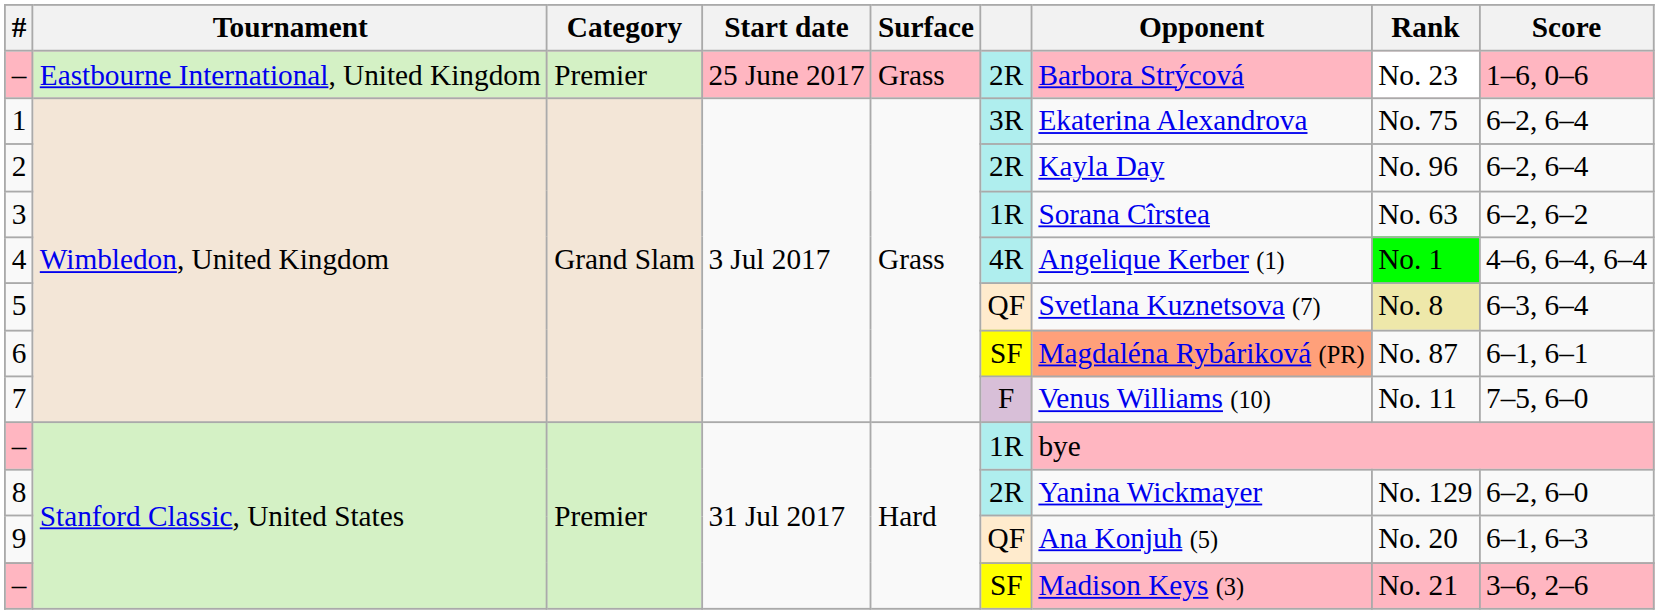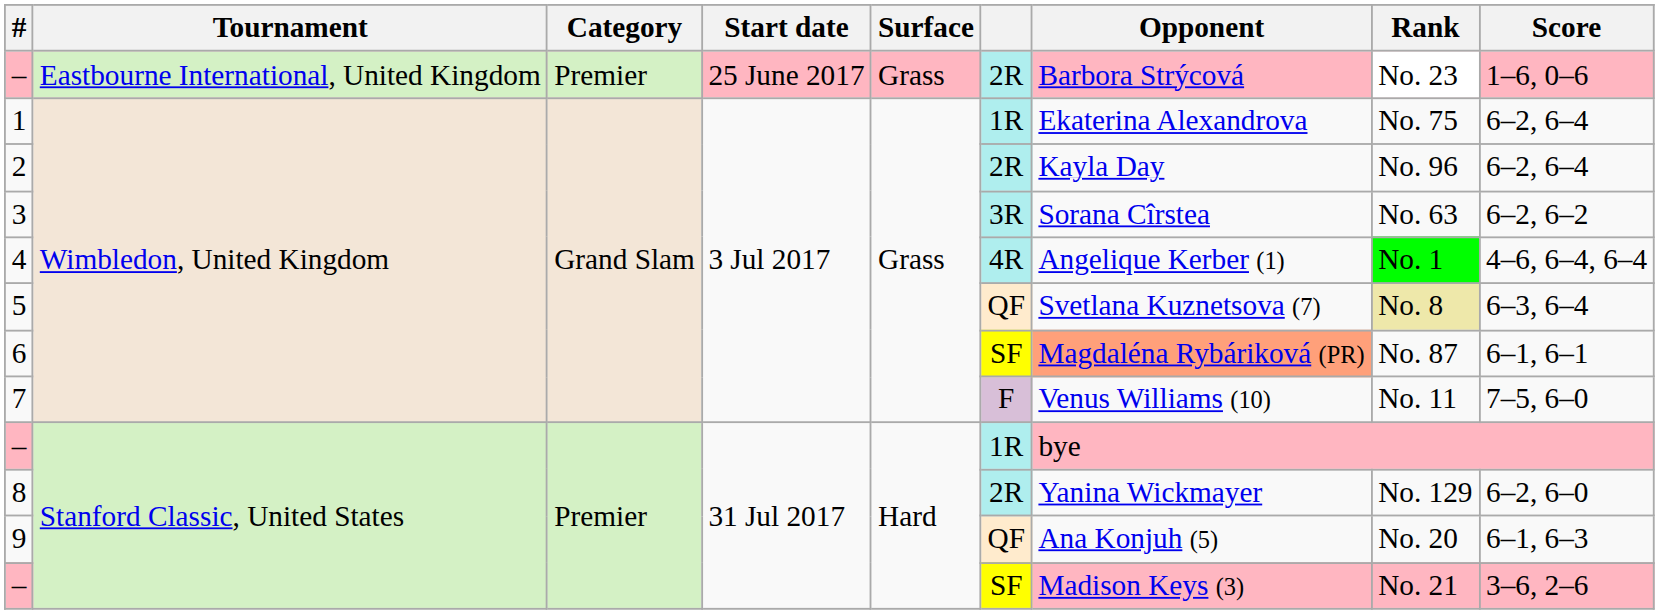(1006, 120) 3R -> (1006, 120) 1R
(1006, 213) 1R -> (1006, 213) 3R
